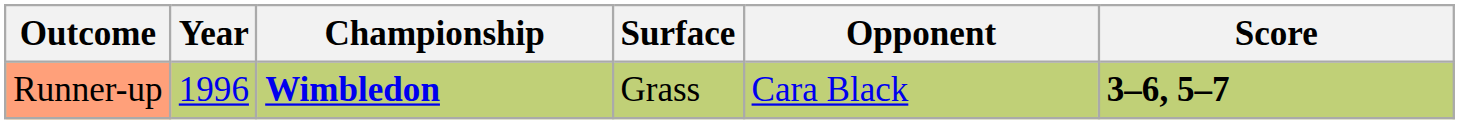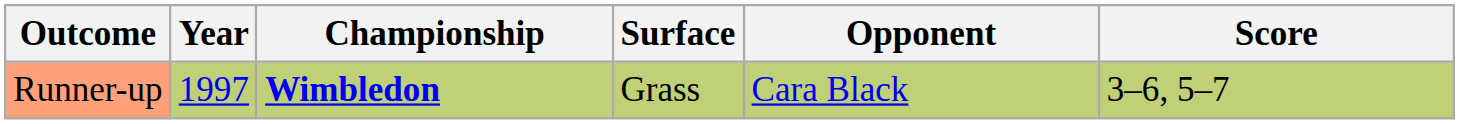(214, 89) 1996 -> (214, 89) 1997
(1168, 89) bold -> (1168, 89) normal
